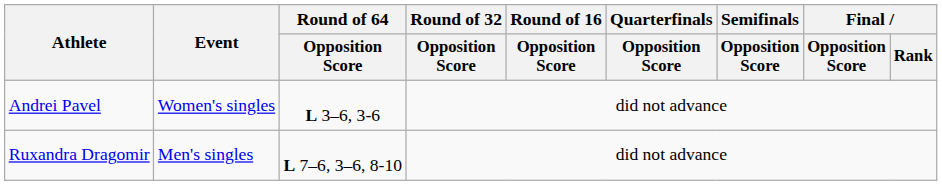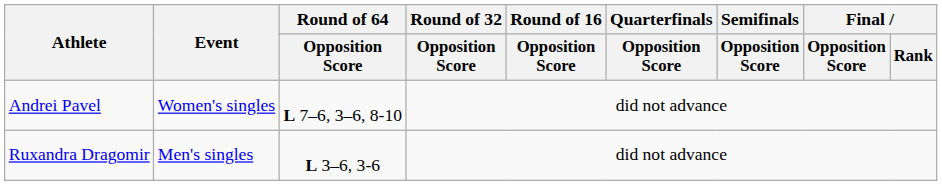(343, 116) L 3–6, 3-6 -> (343, 116) L 7–6, 3–6, 8-10
(343, 165) L 7–6, 3–6, 8-10 -> (343, 165) L 3–6, 3-6
